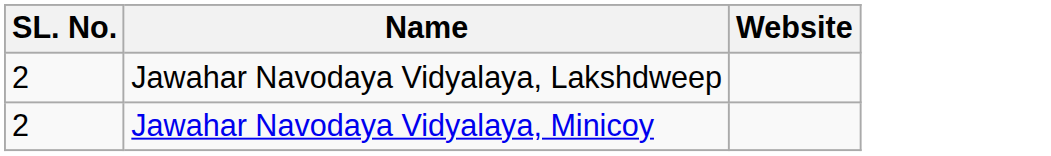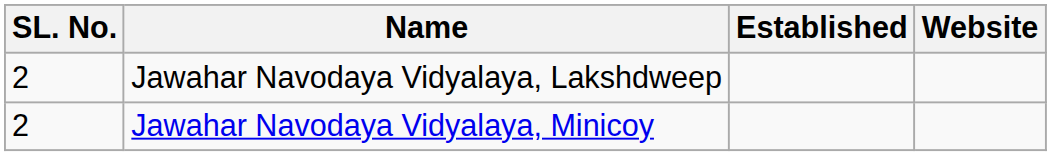+ column: (822, 28)
